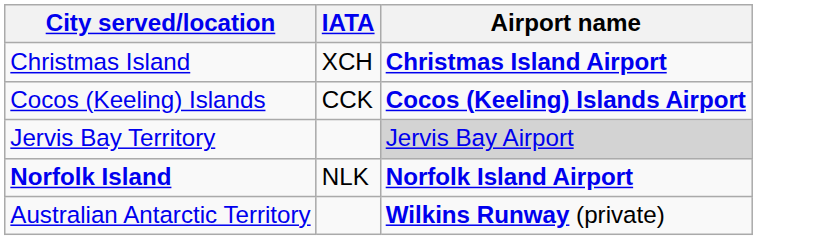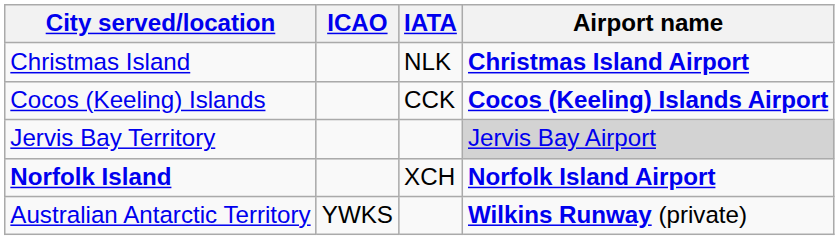+ column: (357, 23)
(347, 61) XCH -> (428, 61) NLK
(345, 176) NLK -> (430, 176) XCH
